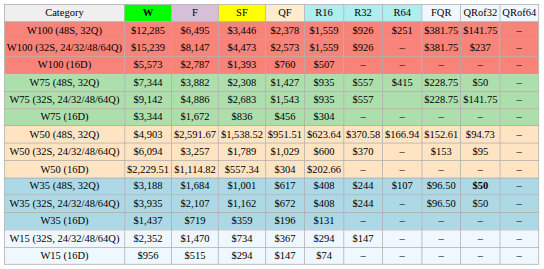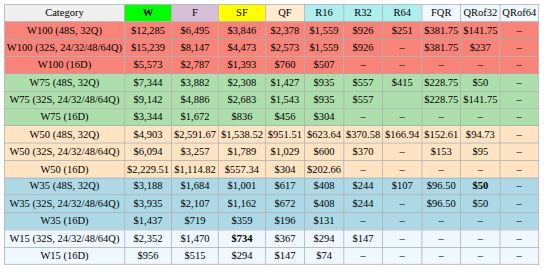(242, 30) $3,446 -> (242, 30) $3,846
(242, 238) normal -> (242, 238) bold
